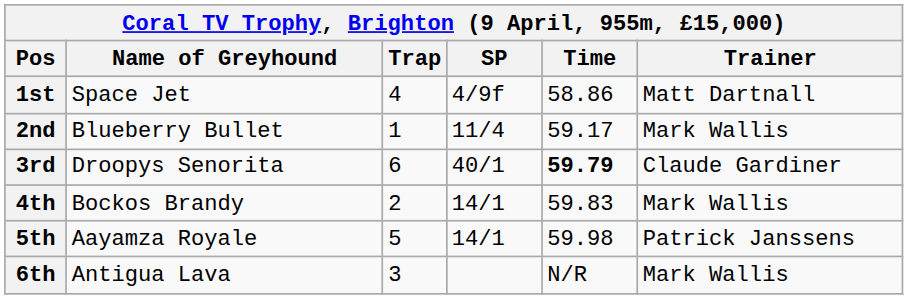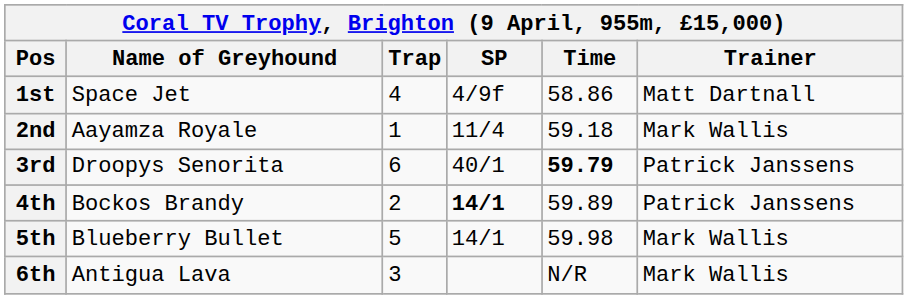(178, 131) Blueberry Bullet -> (164, 131) Aayamza Royale
(580, 131) 59.17 -> (580, 131) 59.18
(742, 167) Claude Gardiner -> (749, 167) Patrick Janssens
(478, 203) normal -> (478, 203) bold
(580, 203) 59.83 -> (580, 203) 59.89
(716, 203) Mark Wallis -> (749, 203) Patrick Janssens
(164, 239) Aayamza Royale -> (178, 239) Blueberry Bullet
(749, 239) Patrick Janssens -> (716, 239) Mark Wallis
